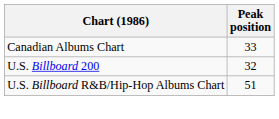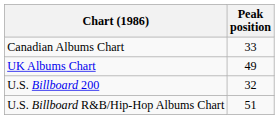+ row: (51, 66)
